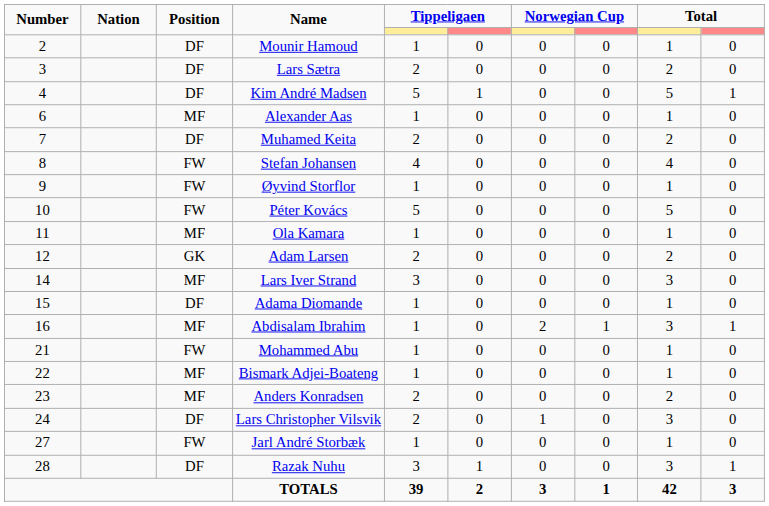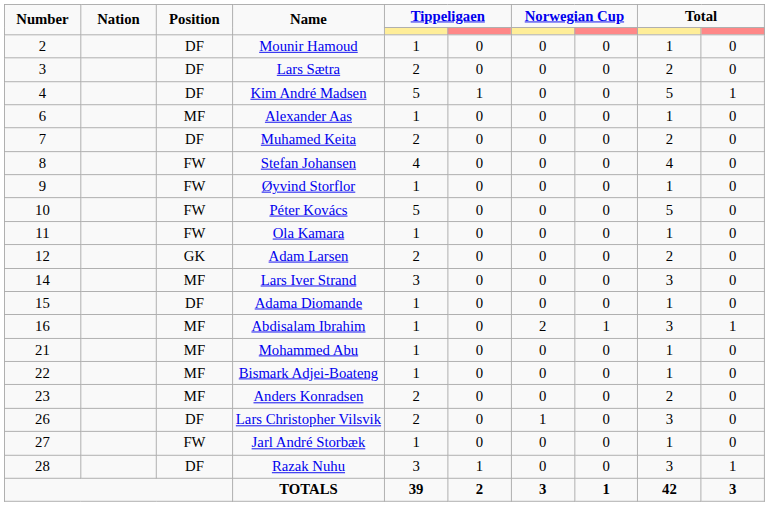(194, 233) MF -> (194, 233) FW
(194, 349) FW -> (194, 349) MF
(42, 419) 24 -> (42, 419) 26
